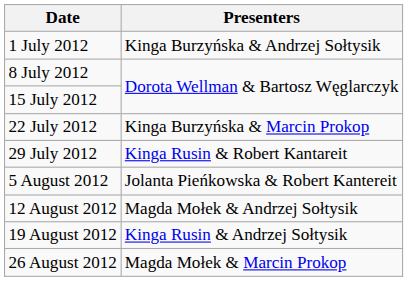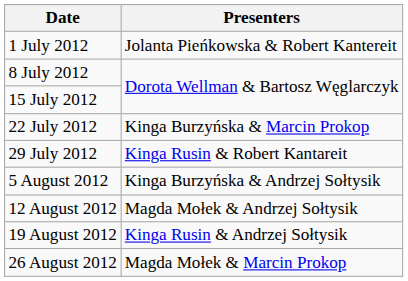(253, 45) Kinga Burzyńska & Andrzej Sołtysik -> (261, 45) Jolanta Pieńkowska & Robert Kantereit
(261, 180) Jolanta Pieńkowska & Robert Kantereit -> (253, 180) Kinga Burzyńska & Andrzej Sołtysik
